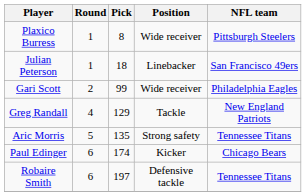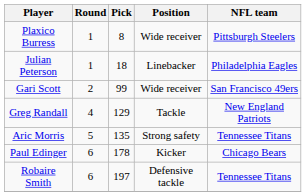(254, 65) San Francisco 49ers -> (254, 65) Philadelphia Eagles
(254, 89) Philadelphia Eagles -> (254, 89) San Francisco 49ers
(121, 153) 174 -> (121, 153) 178
